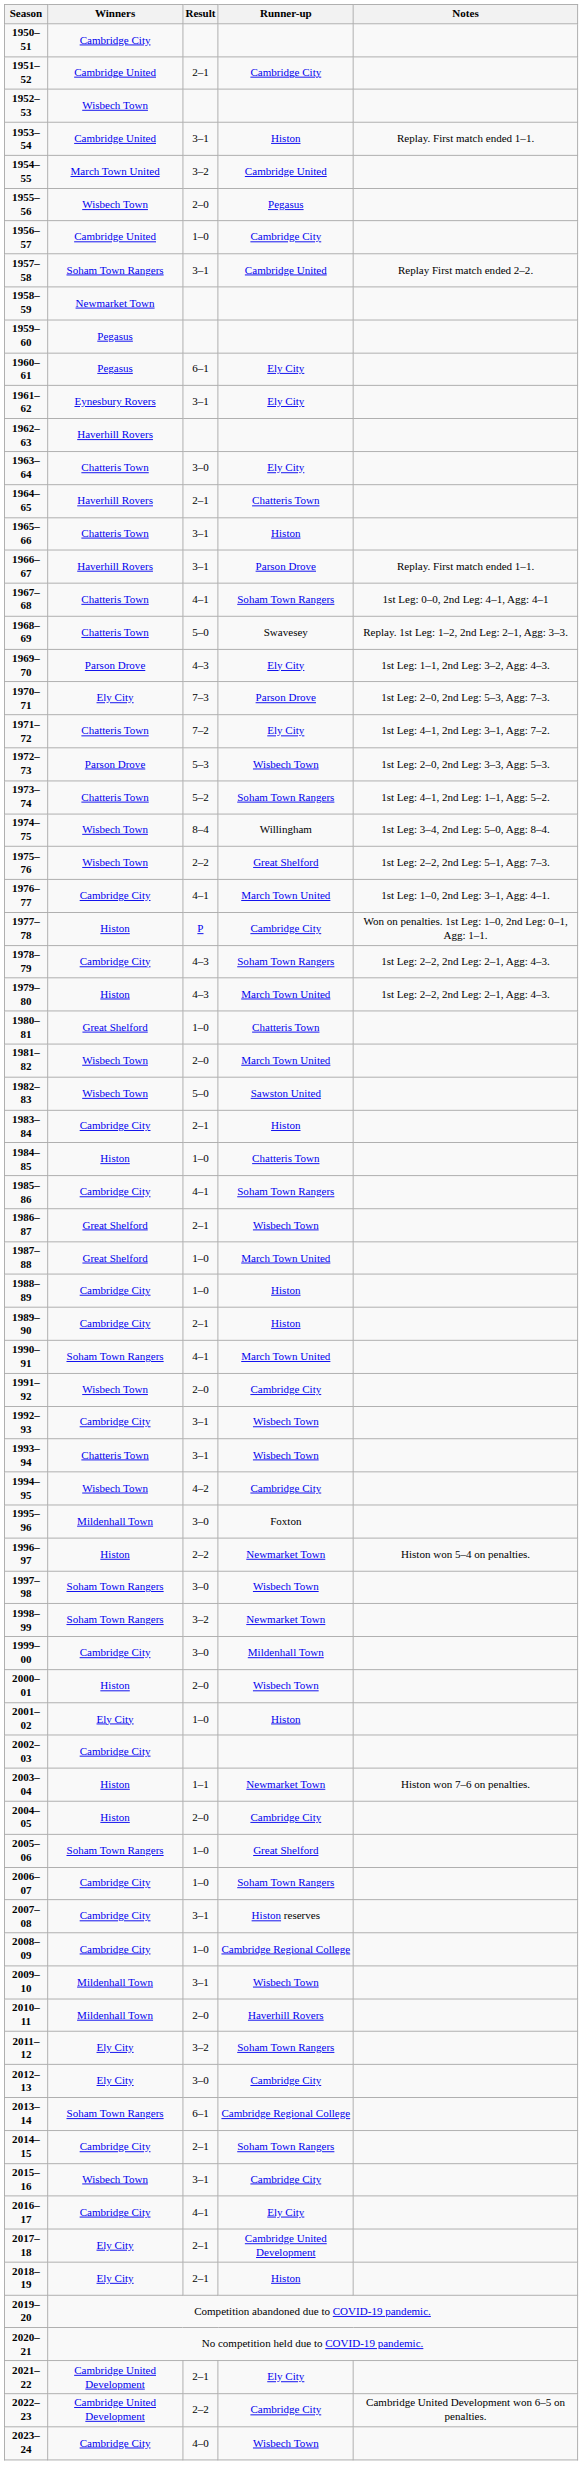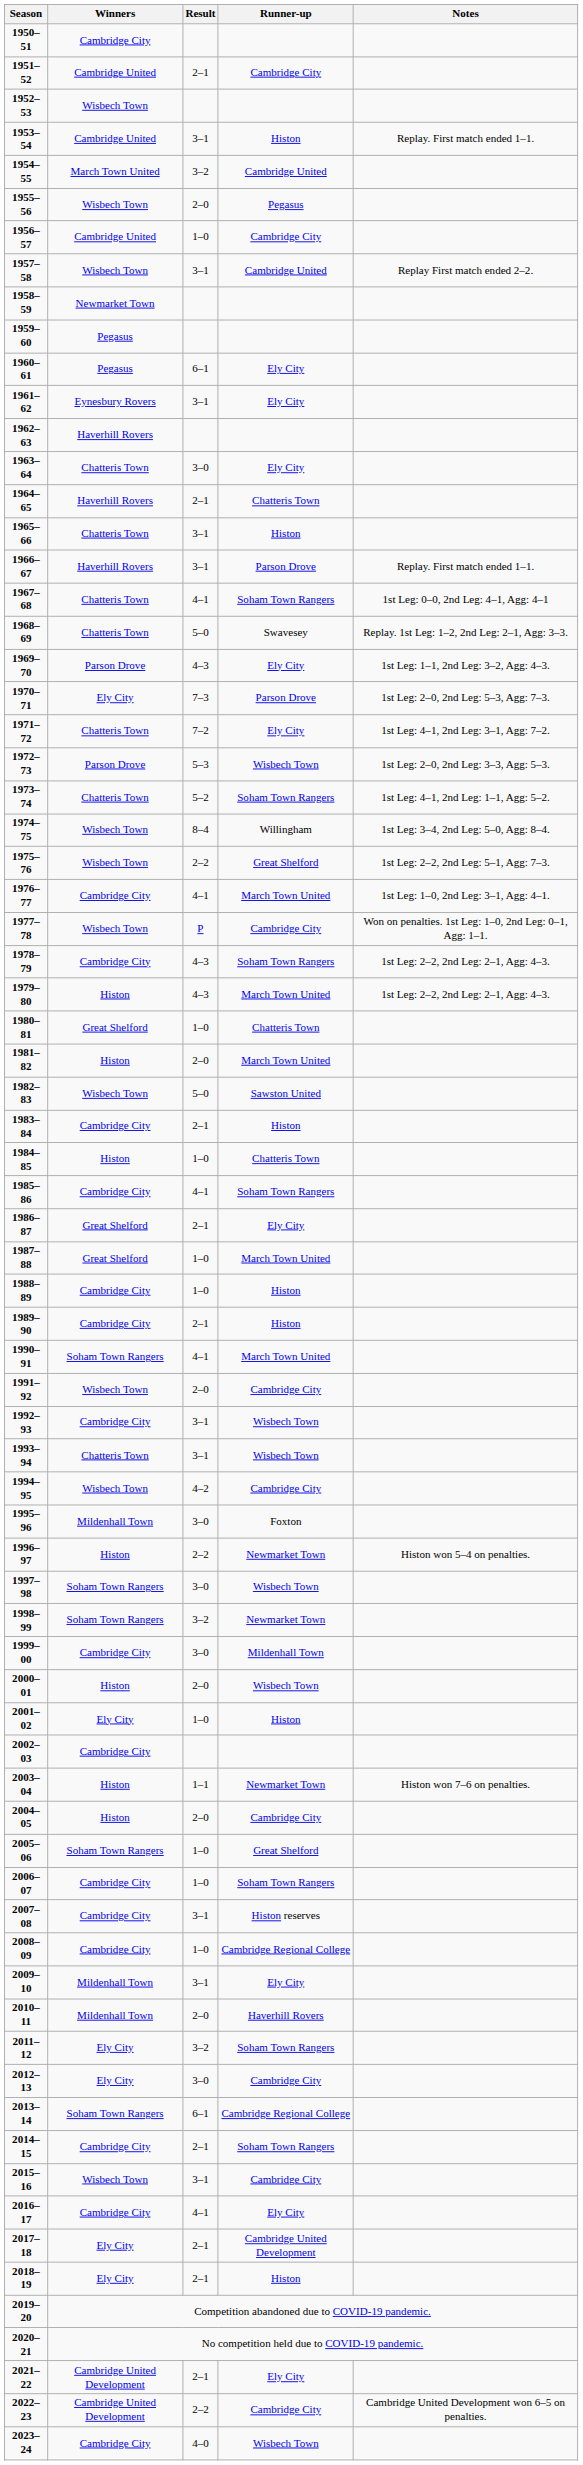(115, 270) Soham Town Rangers -> (115, 270) Wisbech Town
(115, 928) Histon -> (115, 928) Wisbech Town
(115, 1060) Wisbech Town -> (115, 1060) Histon
(286, 1225) Wisbech Town -> (286, 1225) Ely City
(286, 1982) Wisbech Town -> (286, 1982) Ely City
